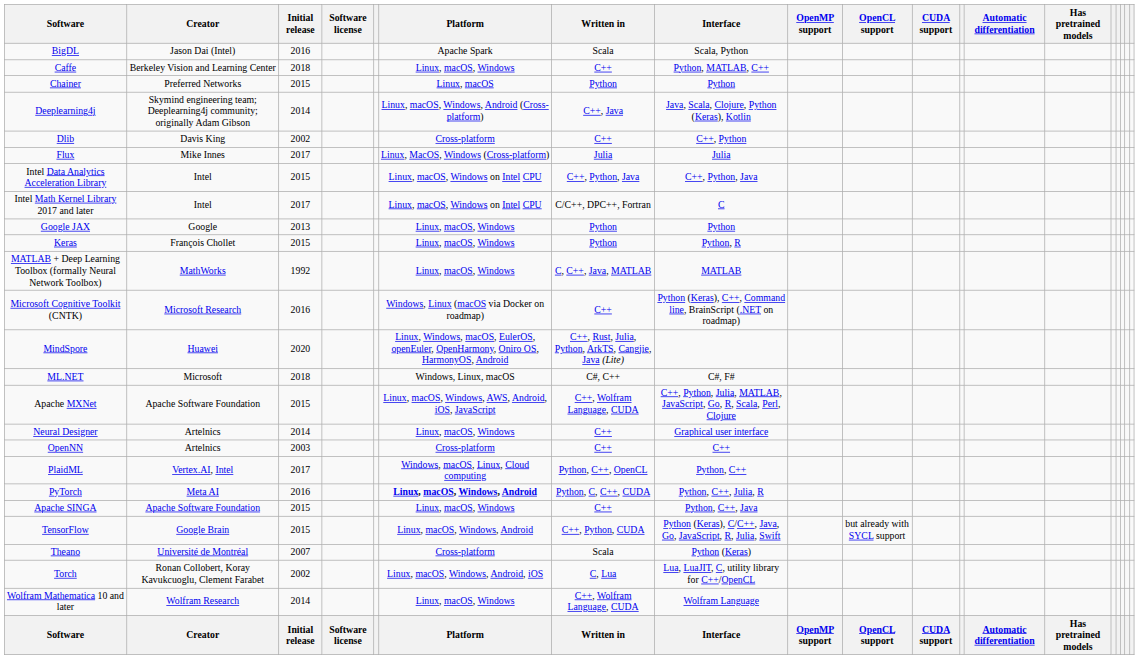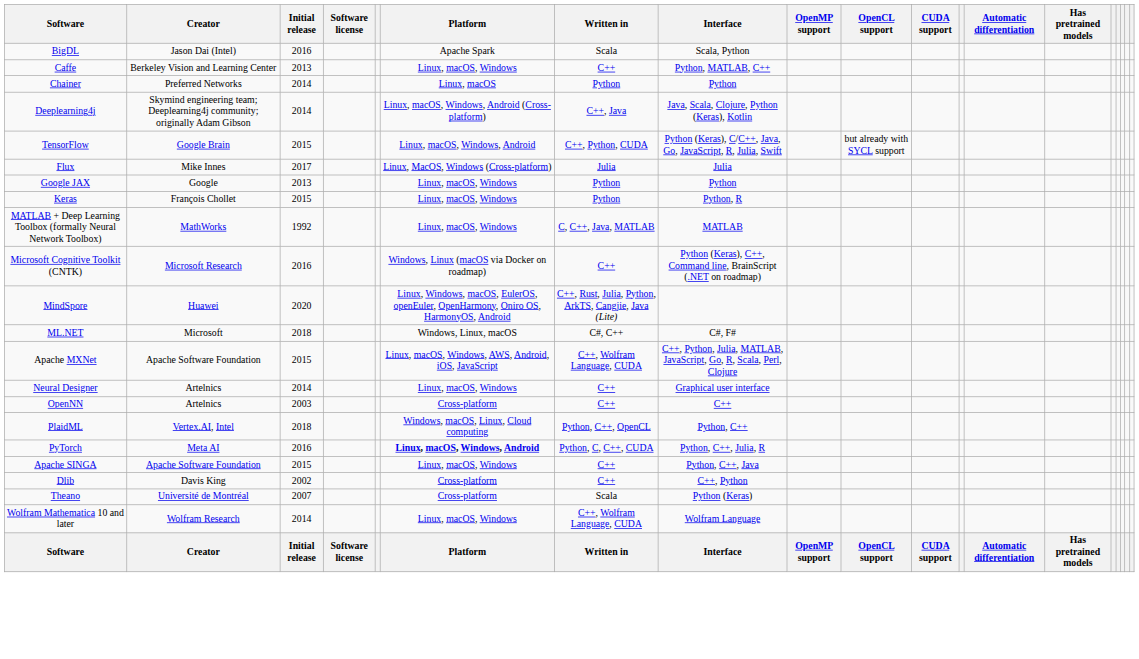(300, 67) 2018 -> (302, 67) 2013
(300, 83) 2015 -> (302, 83) 2014
rows swapped: (65, 139) <-> (65, 529)
- row: (65, 177)
- row: (65, 204)
(300, 470) 2017 -> (302, 426) 2018
- row: (65, 573)
